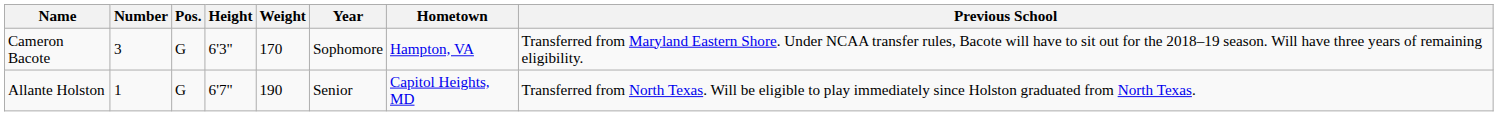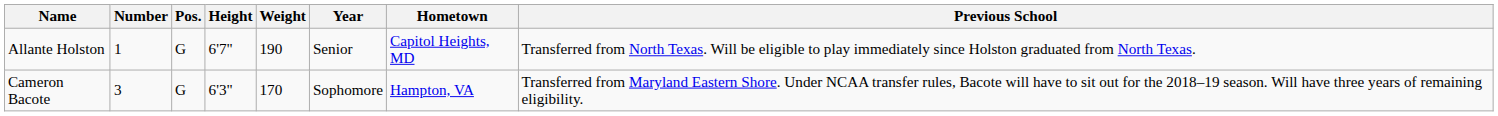rows swapped: (56, 90) <-> (36, 49)
